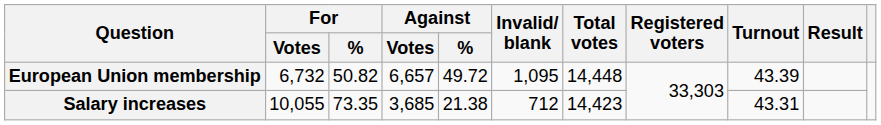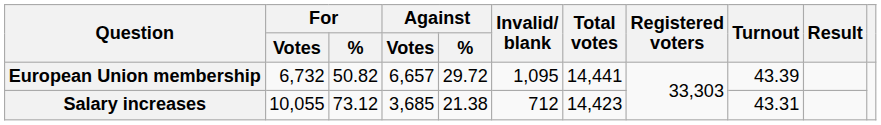(465, 76) 49.72 -> (465, 76) 29.72
(595, 76) 14,448 -> (595, 76) 14,441
(355, 104) 73.35 -> (355, 104) 73.12
